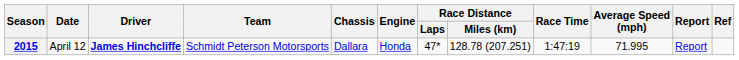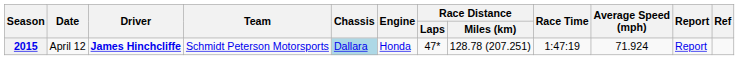(351, 47) no background -> (351, 47) lightblue background
(632, 47) 71.995 -> (632, 47) 71.924
